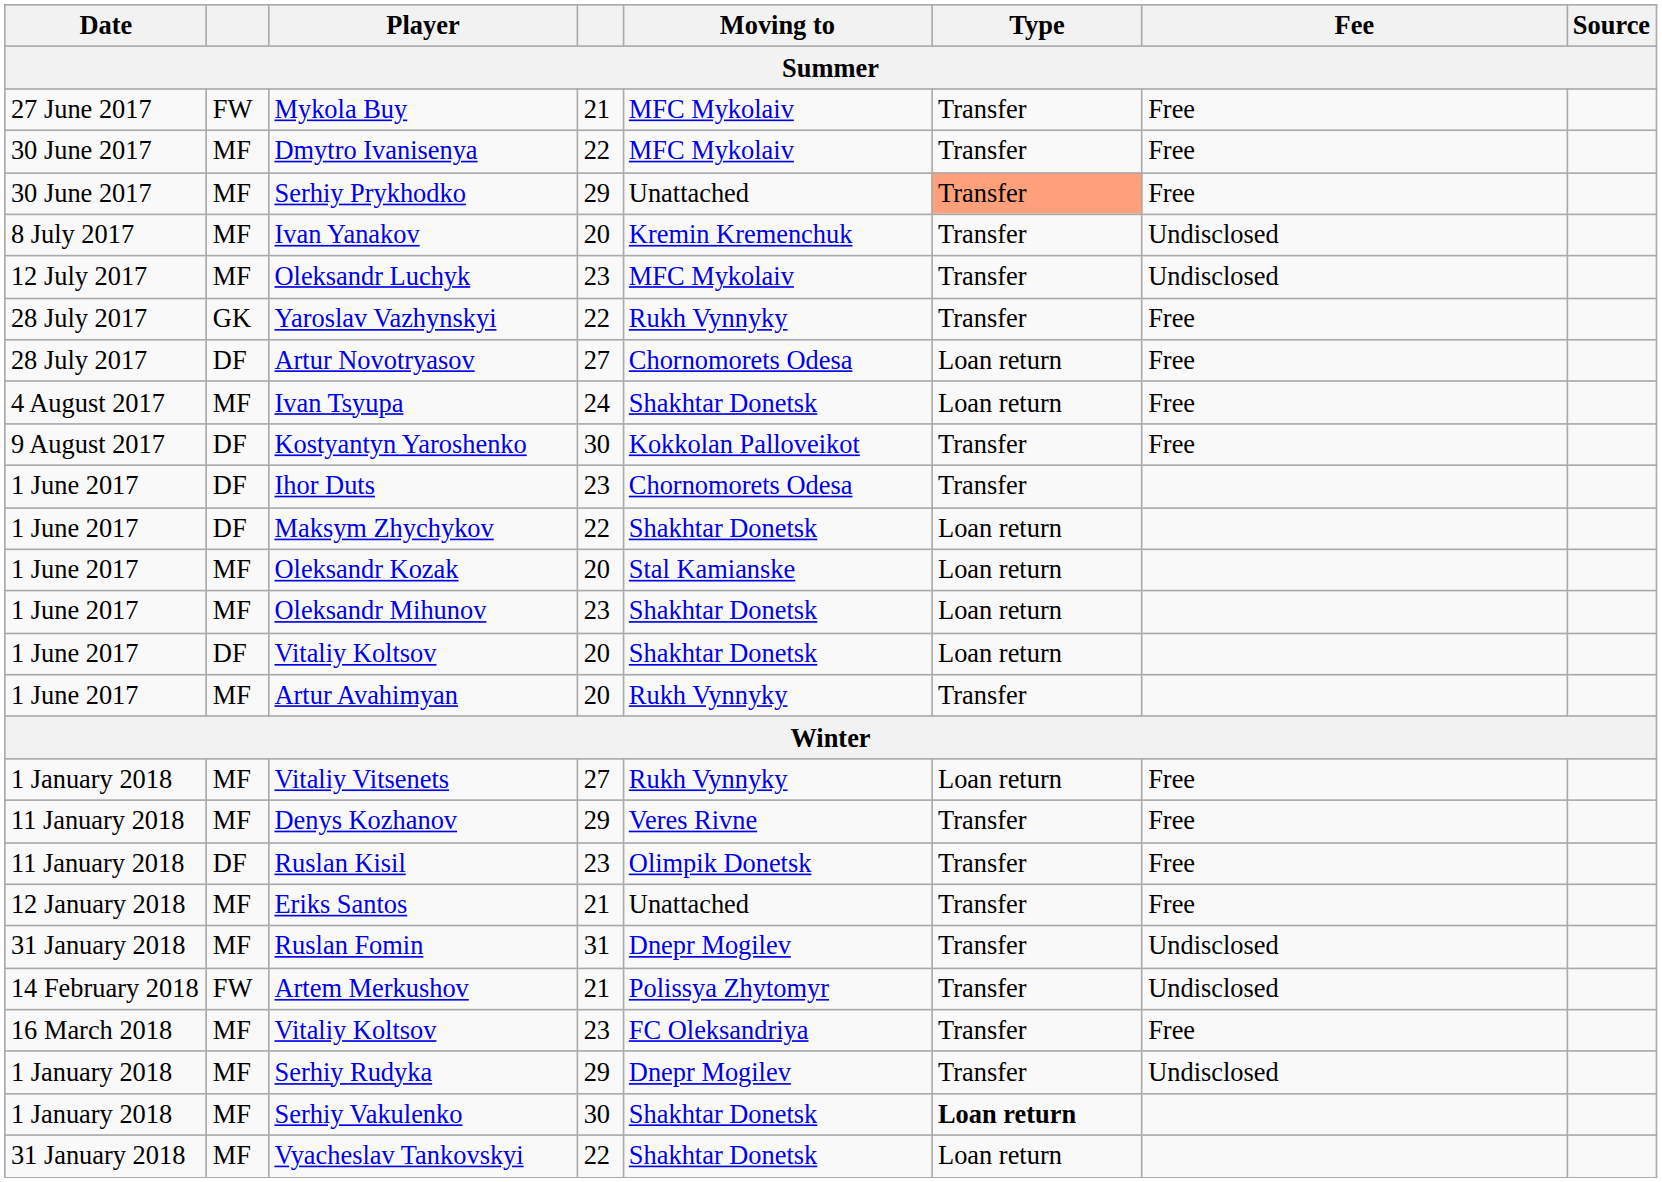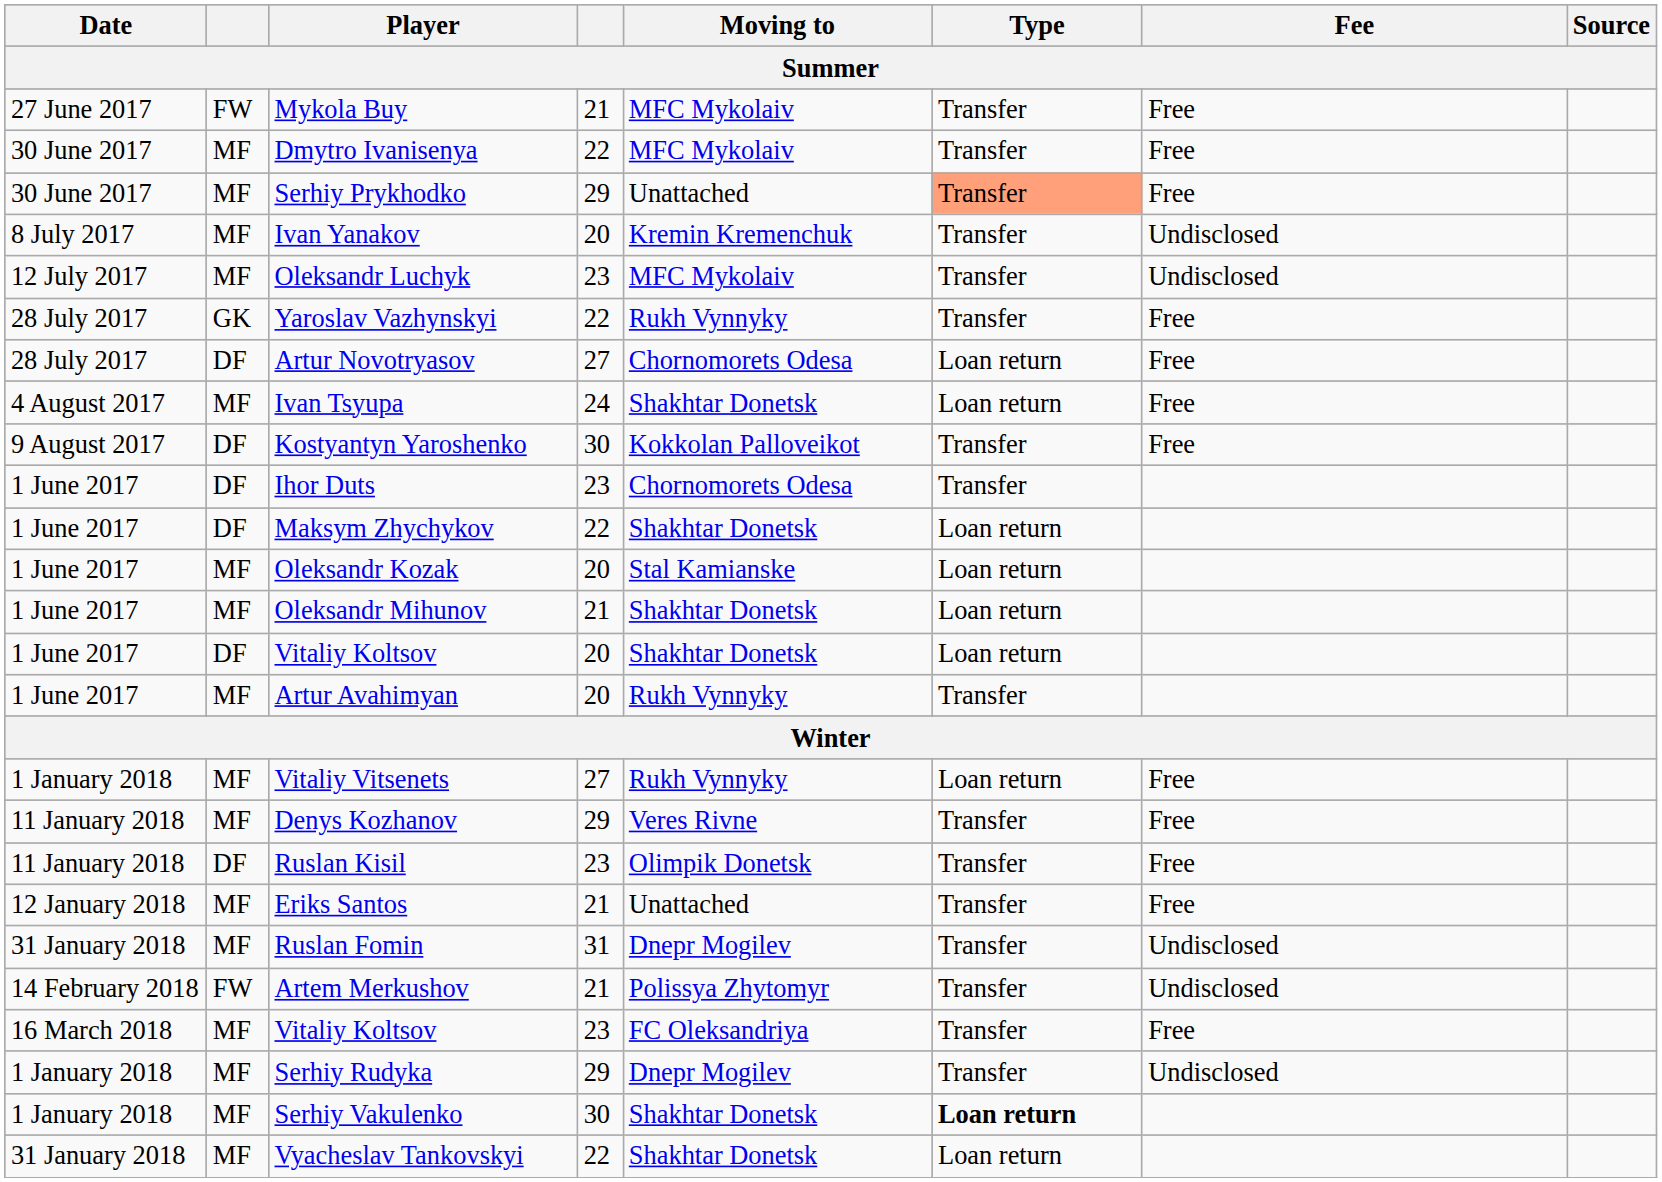(597, 611) 23 -> (597, 611) 21
